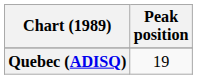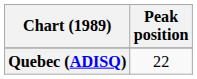(161, 61) 19 -> (161, 61) 22
